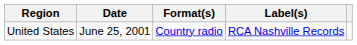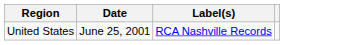- column: (189, 13)
